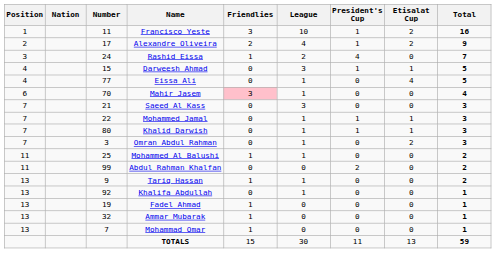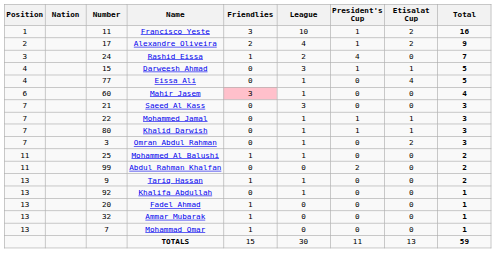(107, 94) 70 -> (107, 94) 60
(107, 205) 19 -> (107, 205) 20
